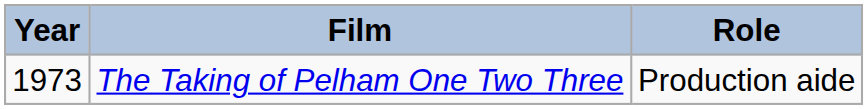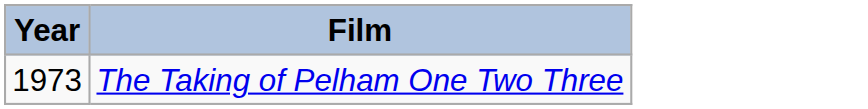- column: (747, 30)
